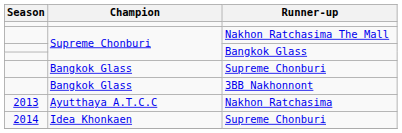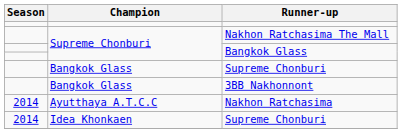(26, 103) 2013 -> (26, 103) 2014
